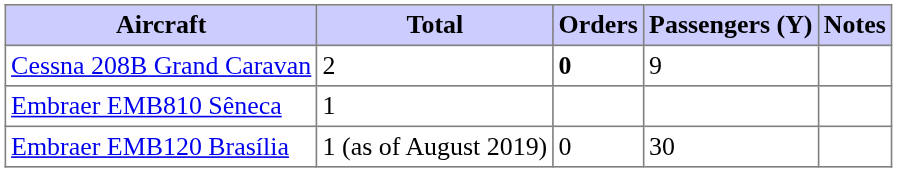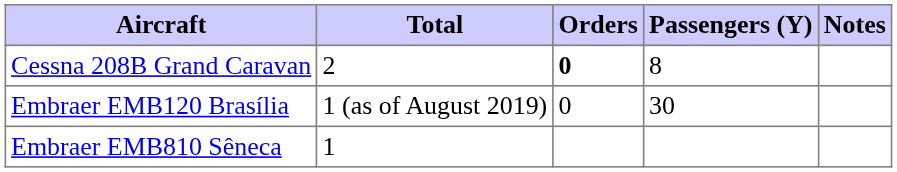(656, 65) 9 -> (656, 65) 8
rows swapped: (150, 146) <-> (146, 105)
